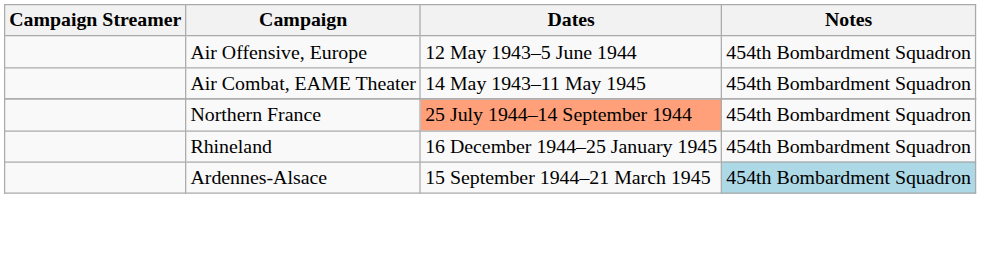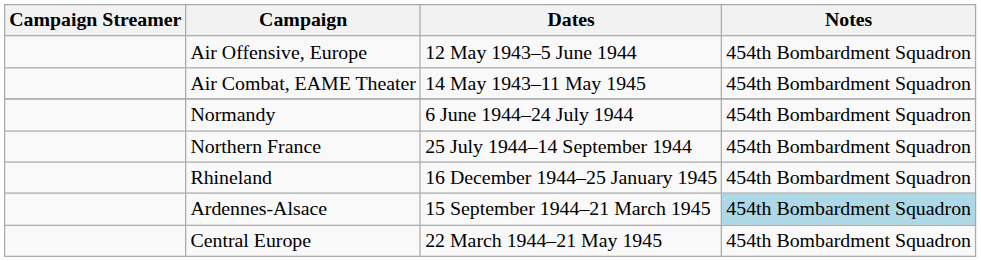+ row: (233, 114)
(558, 114) lightsalmon background -> (558, 146) no background
+ row: (251, 240)
